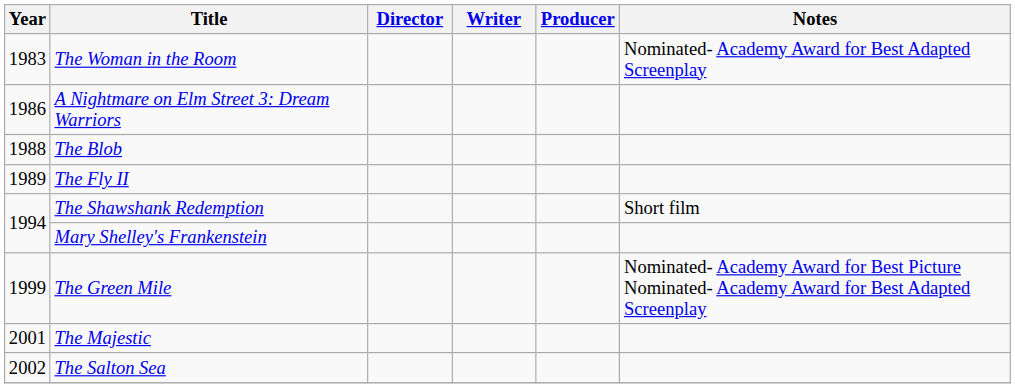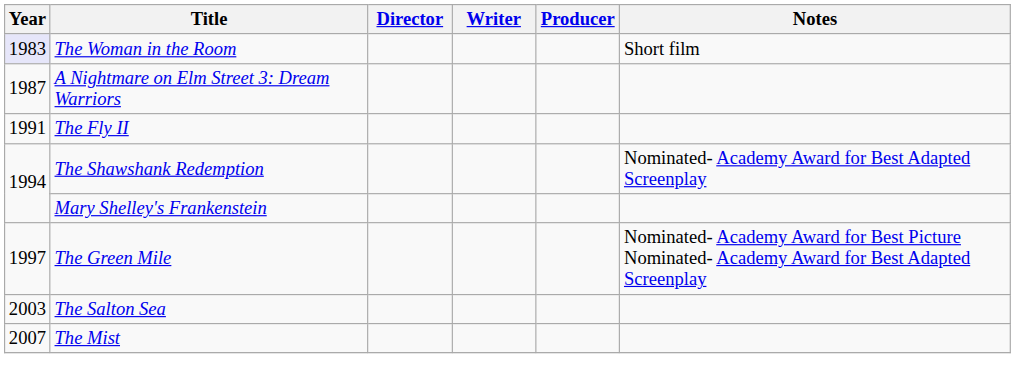(27, 59) no background -> (27, 48) lavender background
(797, 59) Nominated- Academy Award for Best Adapted Screenplay -> (662, 48) Short film
(27, 109) 1986 -> (27, 88) 1987
- row: (88, 149)
(27, 178) 1989 -> (27, 128) 1991
(662, 208) Short film -> (797, 168) Nominated- Academy Award for Best Adapted Screenplay
(27, 287) 1999 -> (27, 258) 1997
- row: (103, 338)
(27, 367) 2002 -> (27, 308) 2003
+ row: (87, 338)
